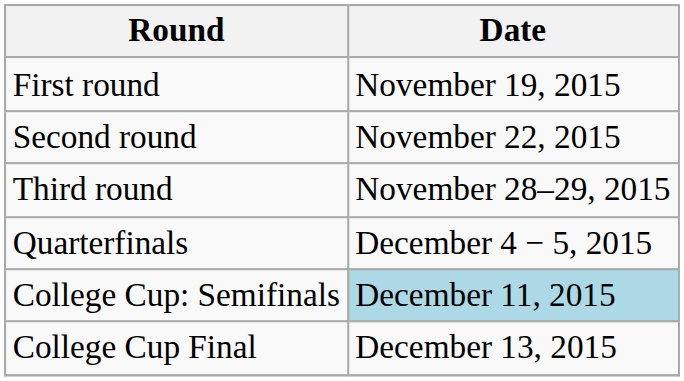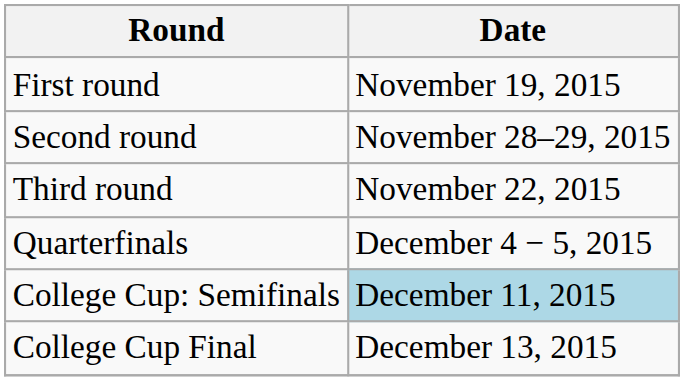(488, 136) November 22, 2015 -> (513, 136) November 28–29, 2015
(513, 189) November 28–29, 2015 -> (488, 189) November 22, 2015
